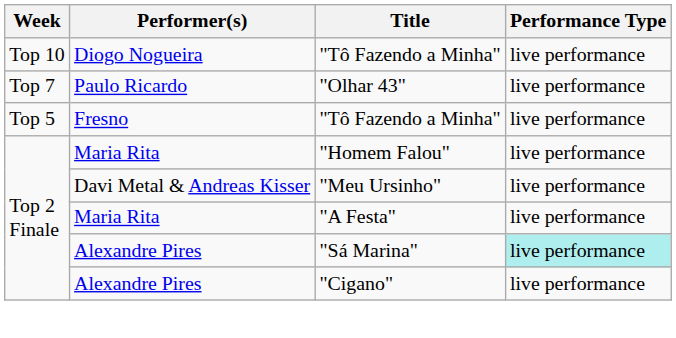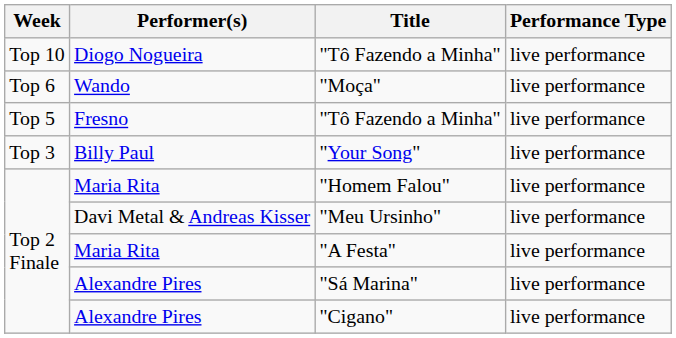- row: (131, 86)
+ row: (102, 86)
+ row: (114, 152)
(577, 250) paleturquoise background -> (577, 283) no background
